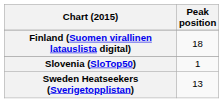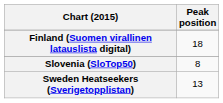(198, 64) 1 -> (198, 64) 8
